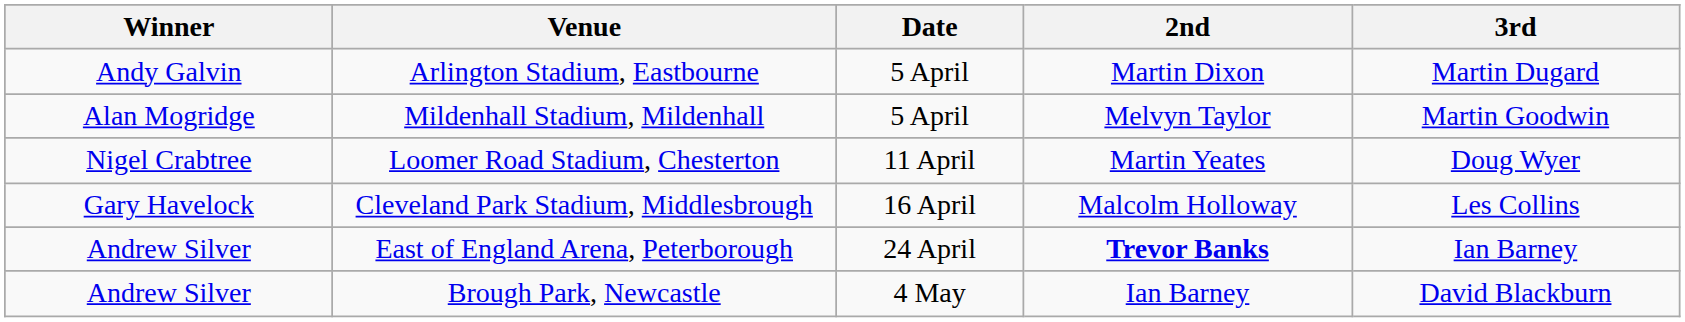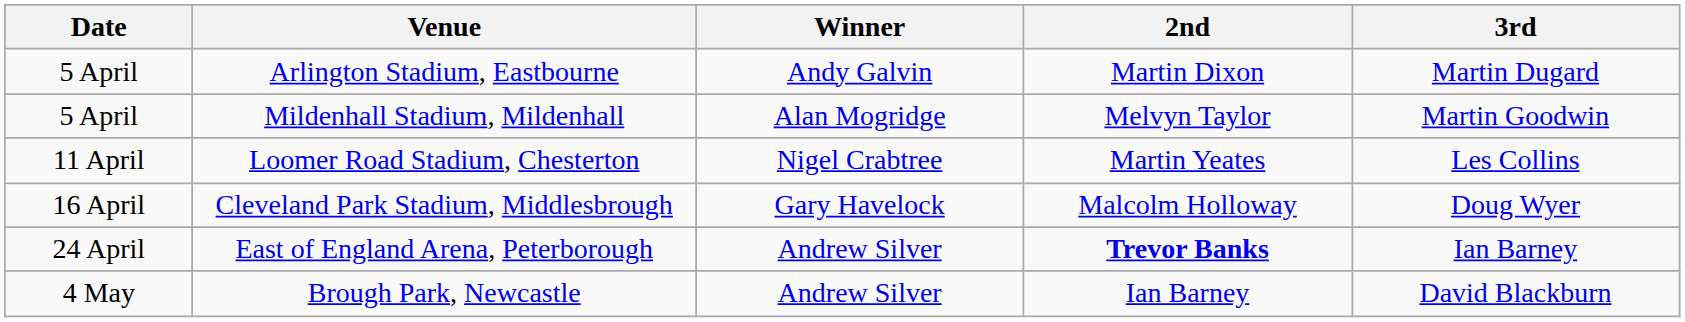columns swapped: (930, 26) <-> (169, 26)
(1515, 159) Doug Wyer -> (1515, 159) Les Collins
(1515, 204) Les Collins -> (1515, 204) Doug Wyer
